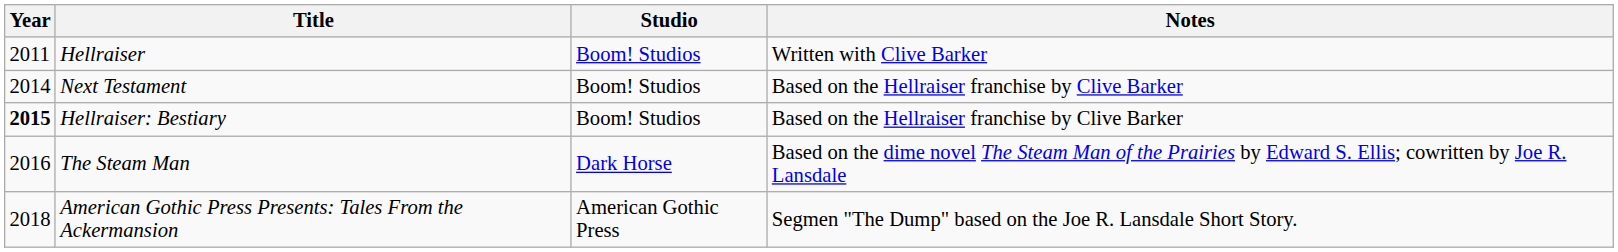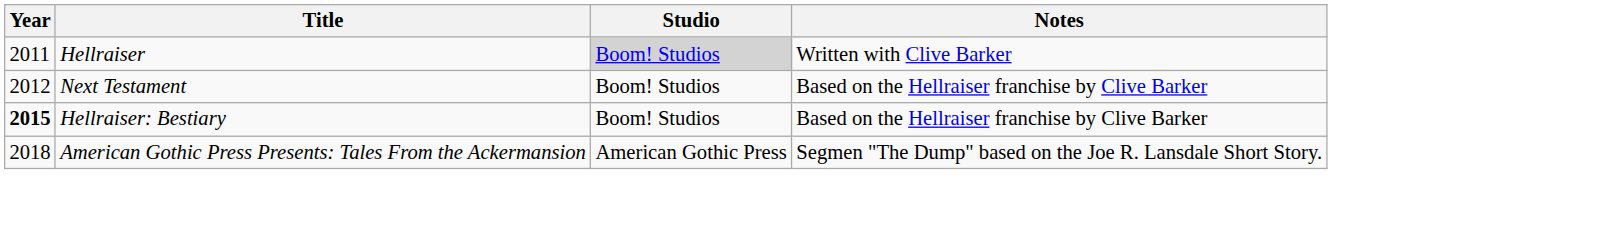(638, 53) no background -> (658, 53) lightgrey background
(30, 86) 2014 -> (30, 86) 2012
- row: (125, 163)
